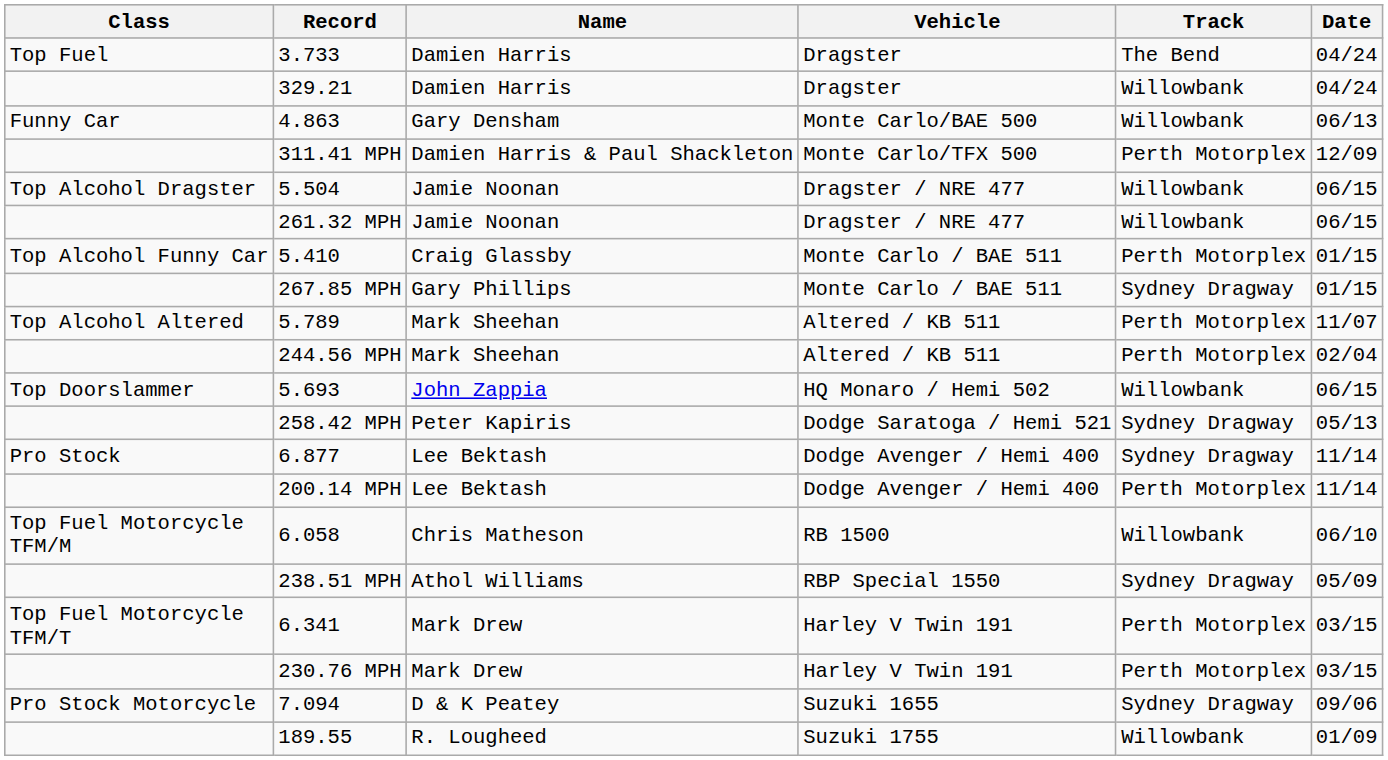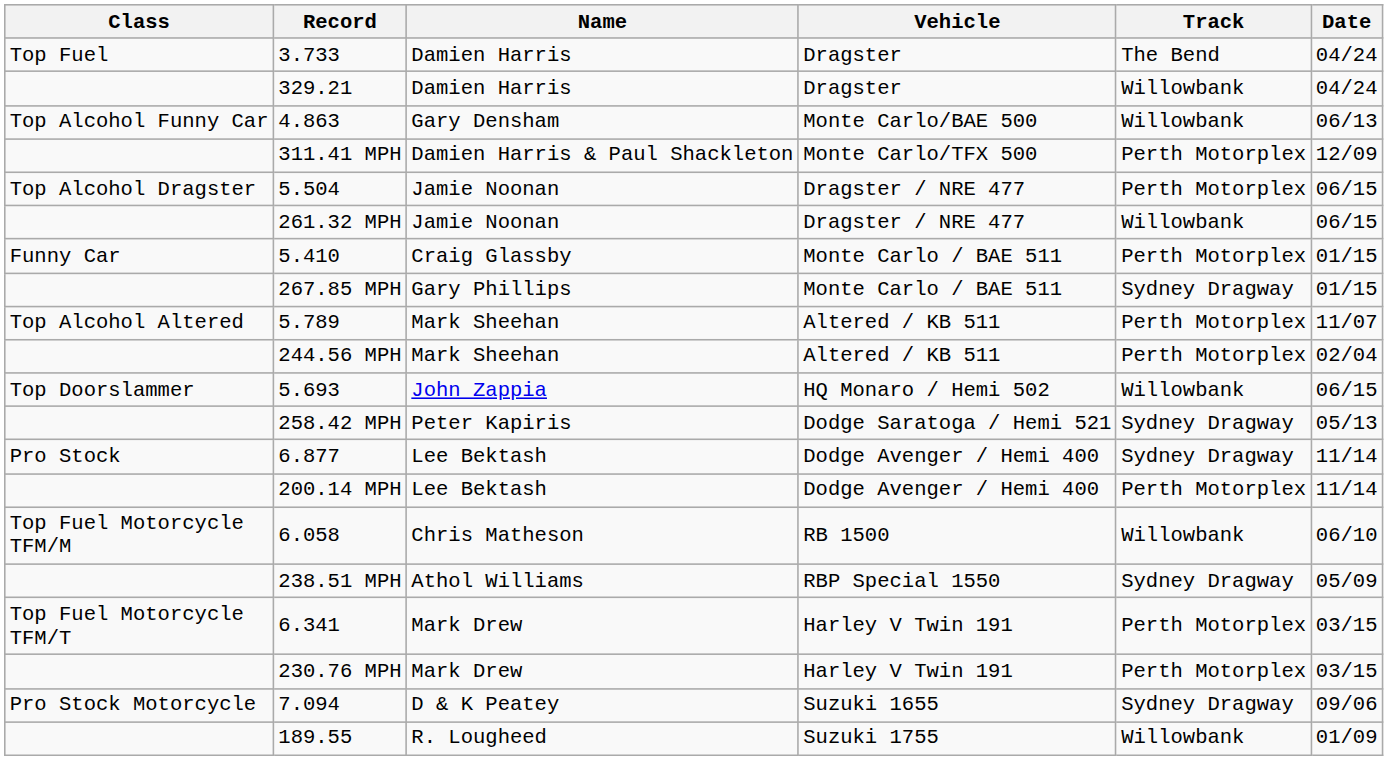(65, 122) Funny Car -> (139, 122) Top Alcohol Funny Car
(1183, 189) Willowbank -> (1214, 189) Perth Motorplex
(139, 256) Top Alcohol Funny Car -> (65, 256) Funny Car
